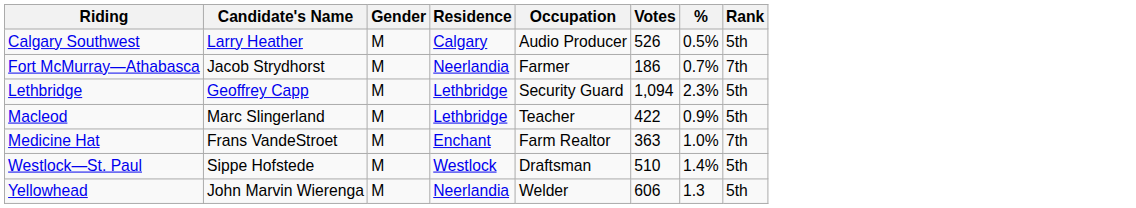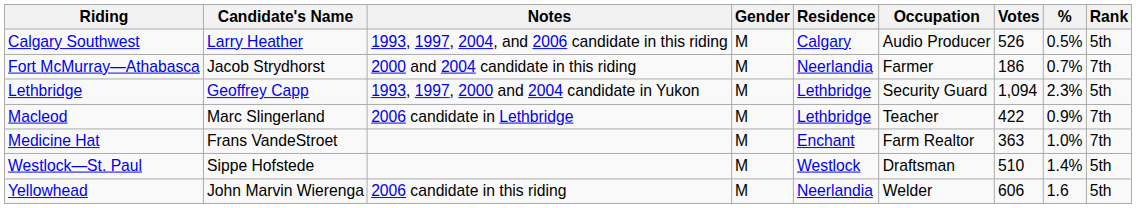+ column: (549, 16)
(737, 116) 5th -> (1101, 116) 7th
(694, 191) 1.3 -> (1058, 191) 1.6
